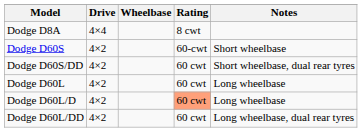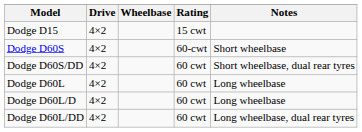- row: (34, 30)
+ row: (32, 30)
(191, 100) lightsalmon background -> (191, 100) no background
